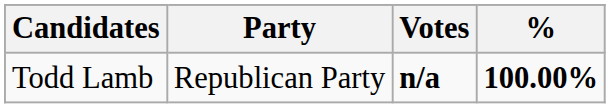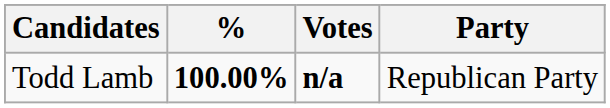columns swapped: (280, 28) <-> (541, 28)
